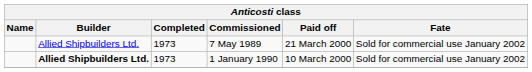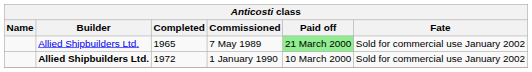(165, 43) 1973 -> (165, 43) 1965
(318, 43) no background -> (318, 43) lightgreen background
(165, 59) 1973 -> (165, 59) 1972
